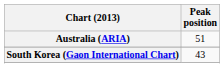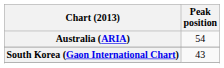(200, 39) 51 -> (200, 39) 54
